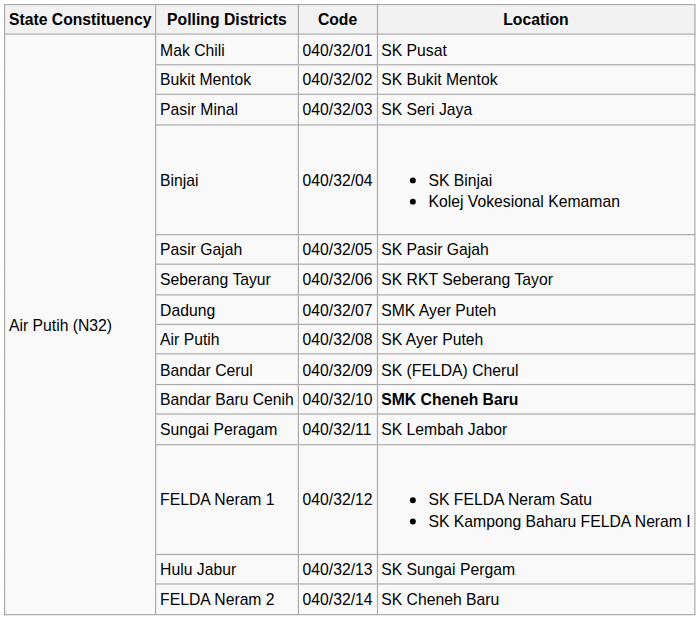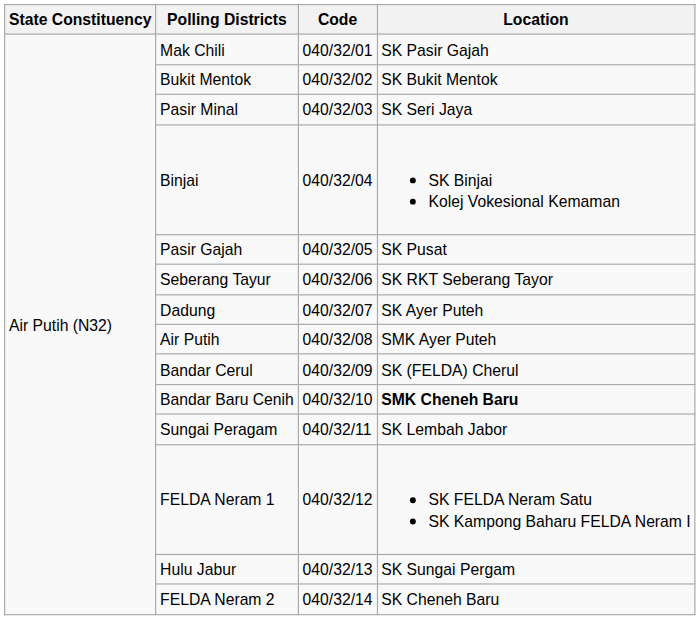(414, 50) SK Pusat -> (435, 50) SK Pasir Gajah
(435, 250) SK Pasir Gajah -> (414, 250) SK Pusat
(439, 310) SMK Ayer Puteh -> (432, 310) SK Ayer Puteh
(432, 340) SK Ayer Puteh -> (439, 340) SMK Ayer Puteh
